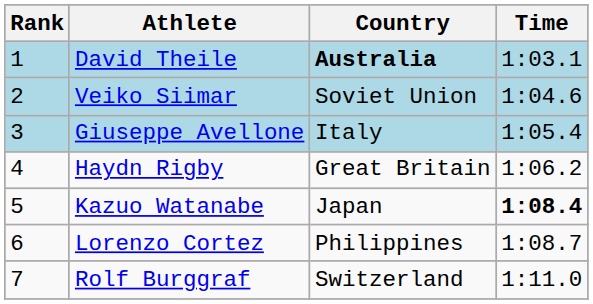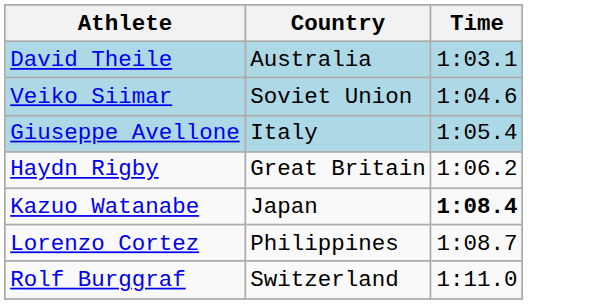- column: (37, 23)
(376, 60) bold -> (311, 60) normal
